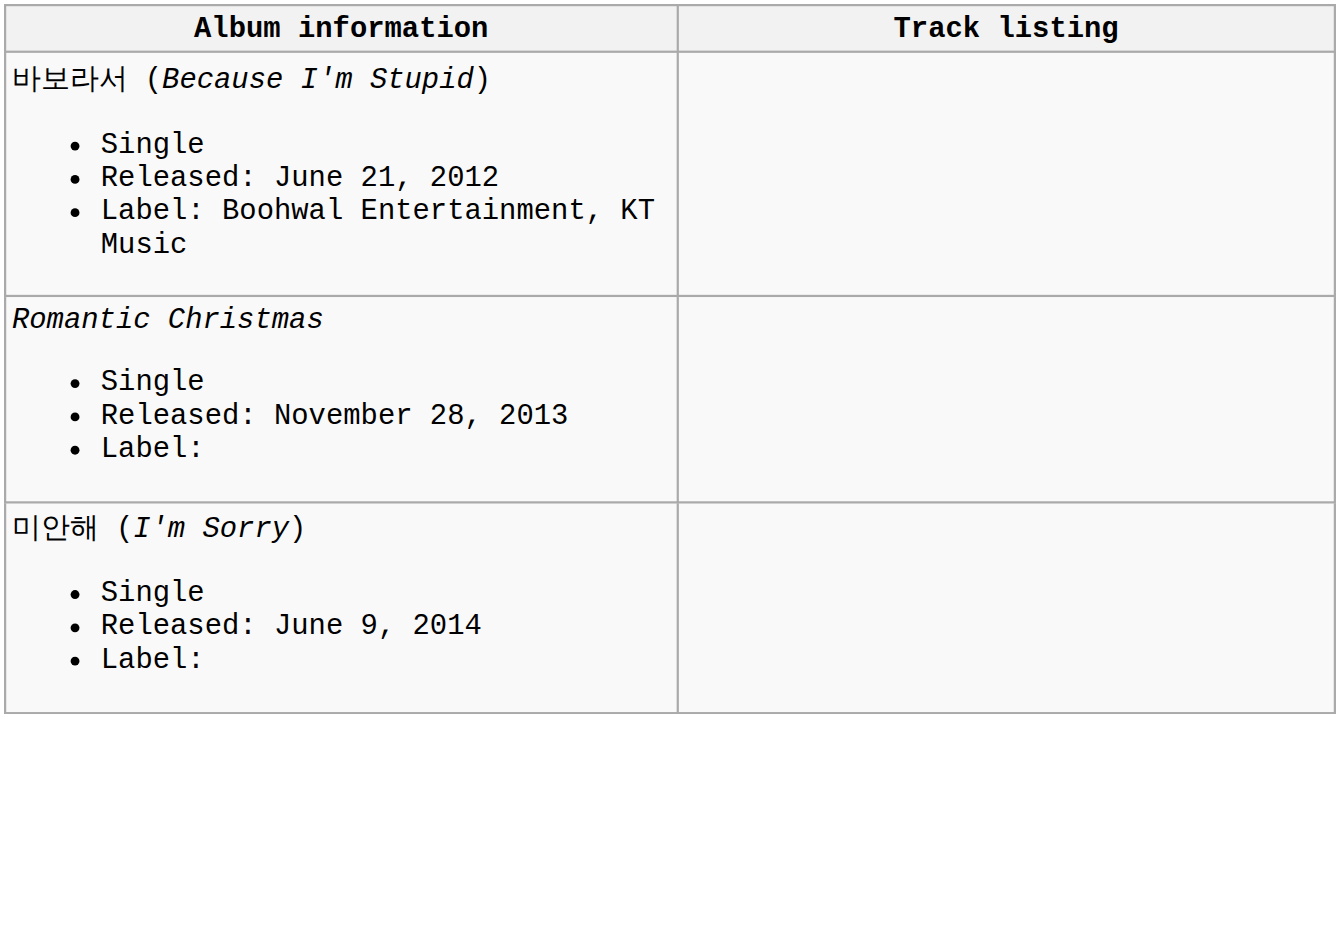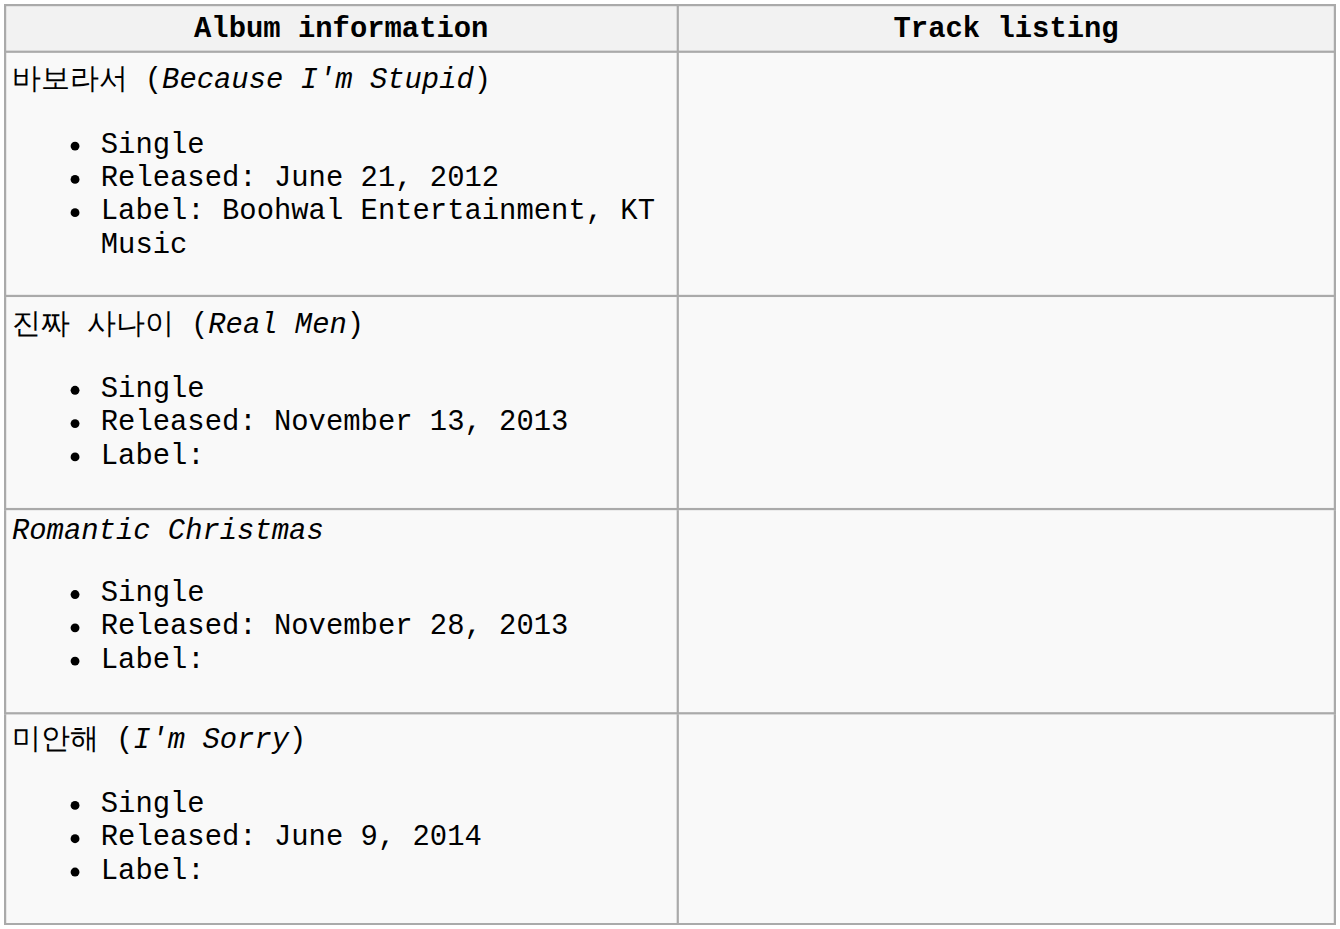+ row: (341, 390)
